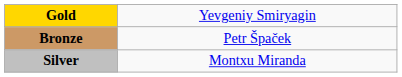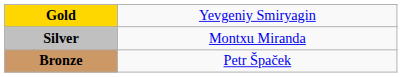rows swapped: (61, 60) <-> (61, 38)
